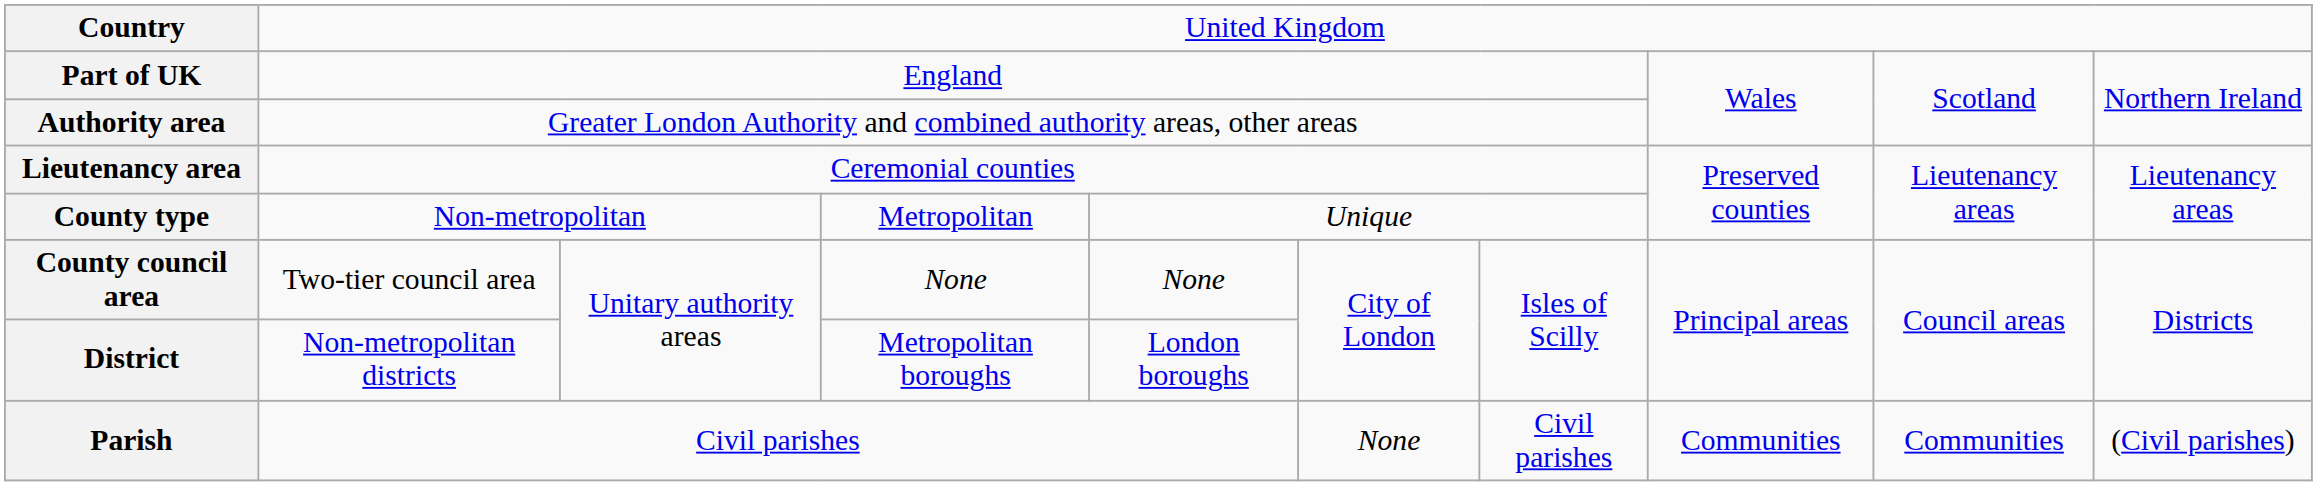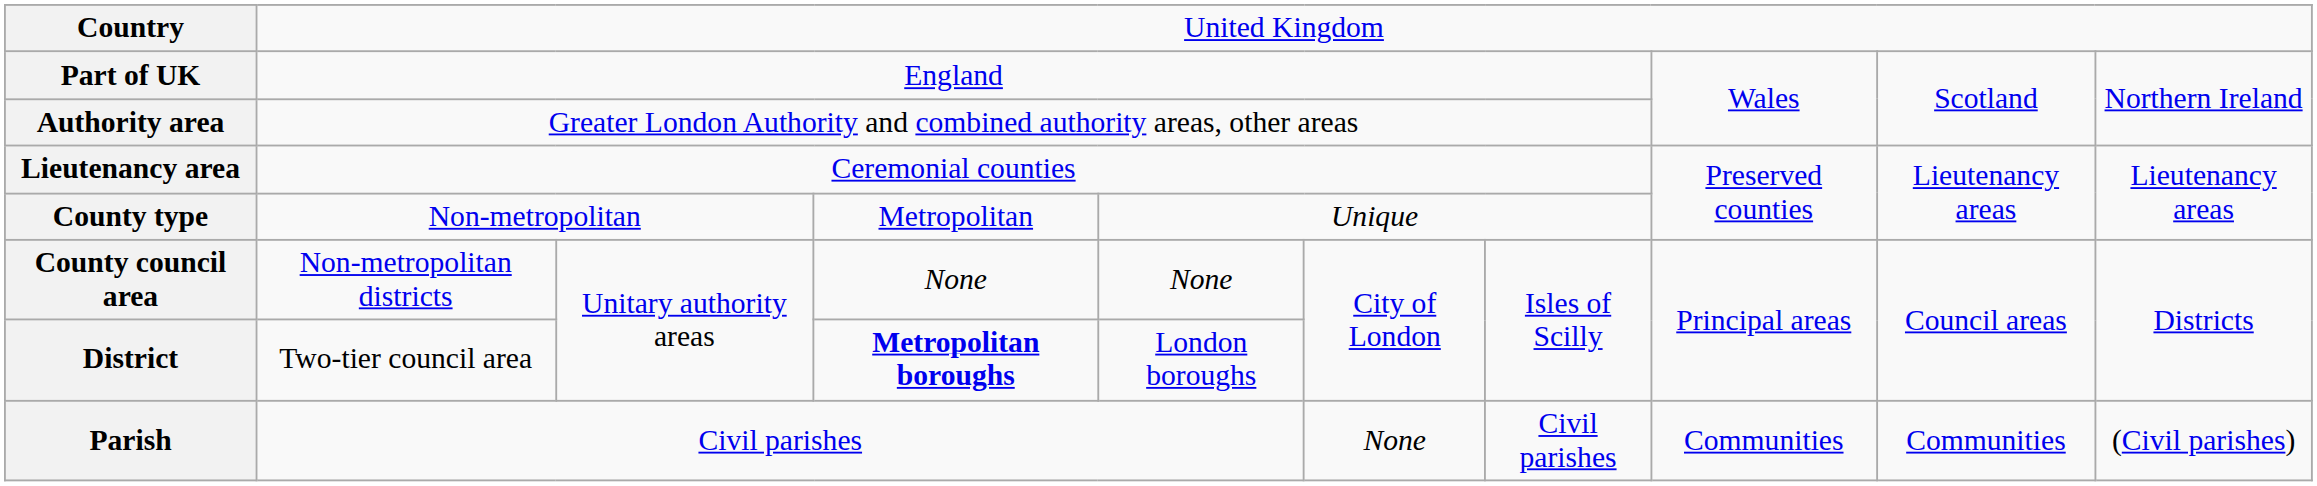(409, 279) Two-tier council area -> (406, 279) Non-metropolitan districts
(409, 359) Non-metropolitan districts -> (406, 359) Two-tier council area
(956, 359) normal -> (956, 359) bold
